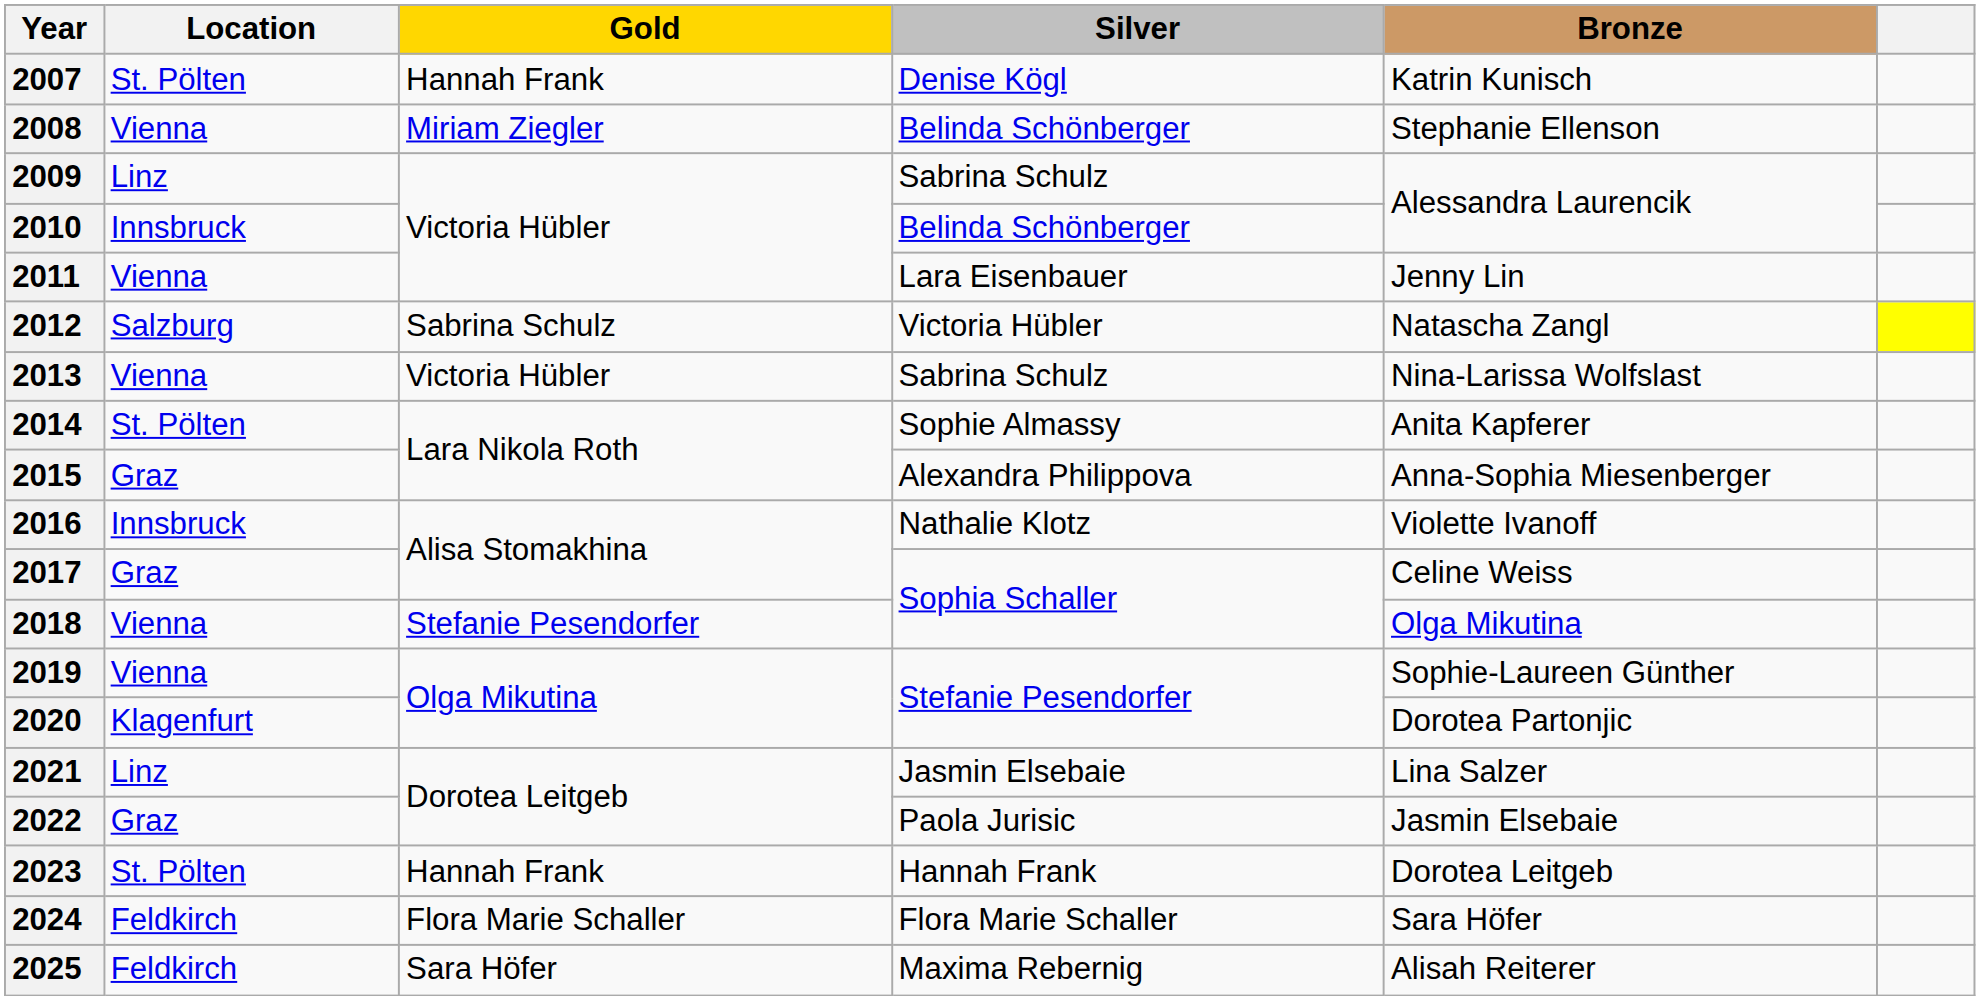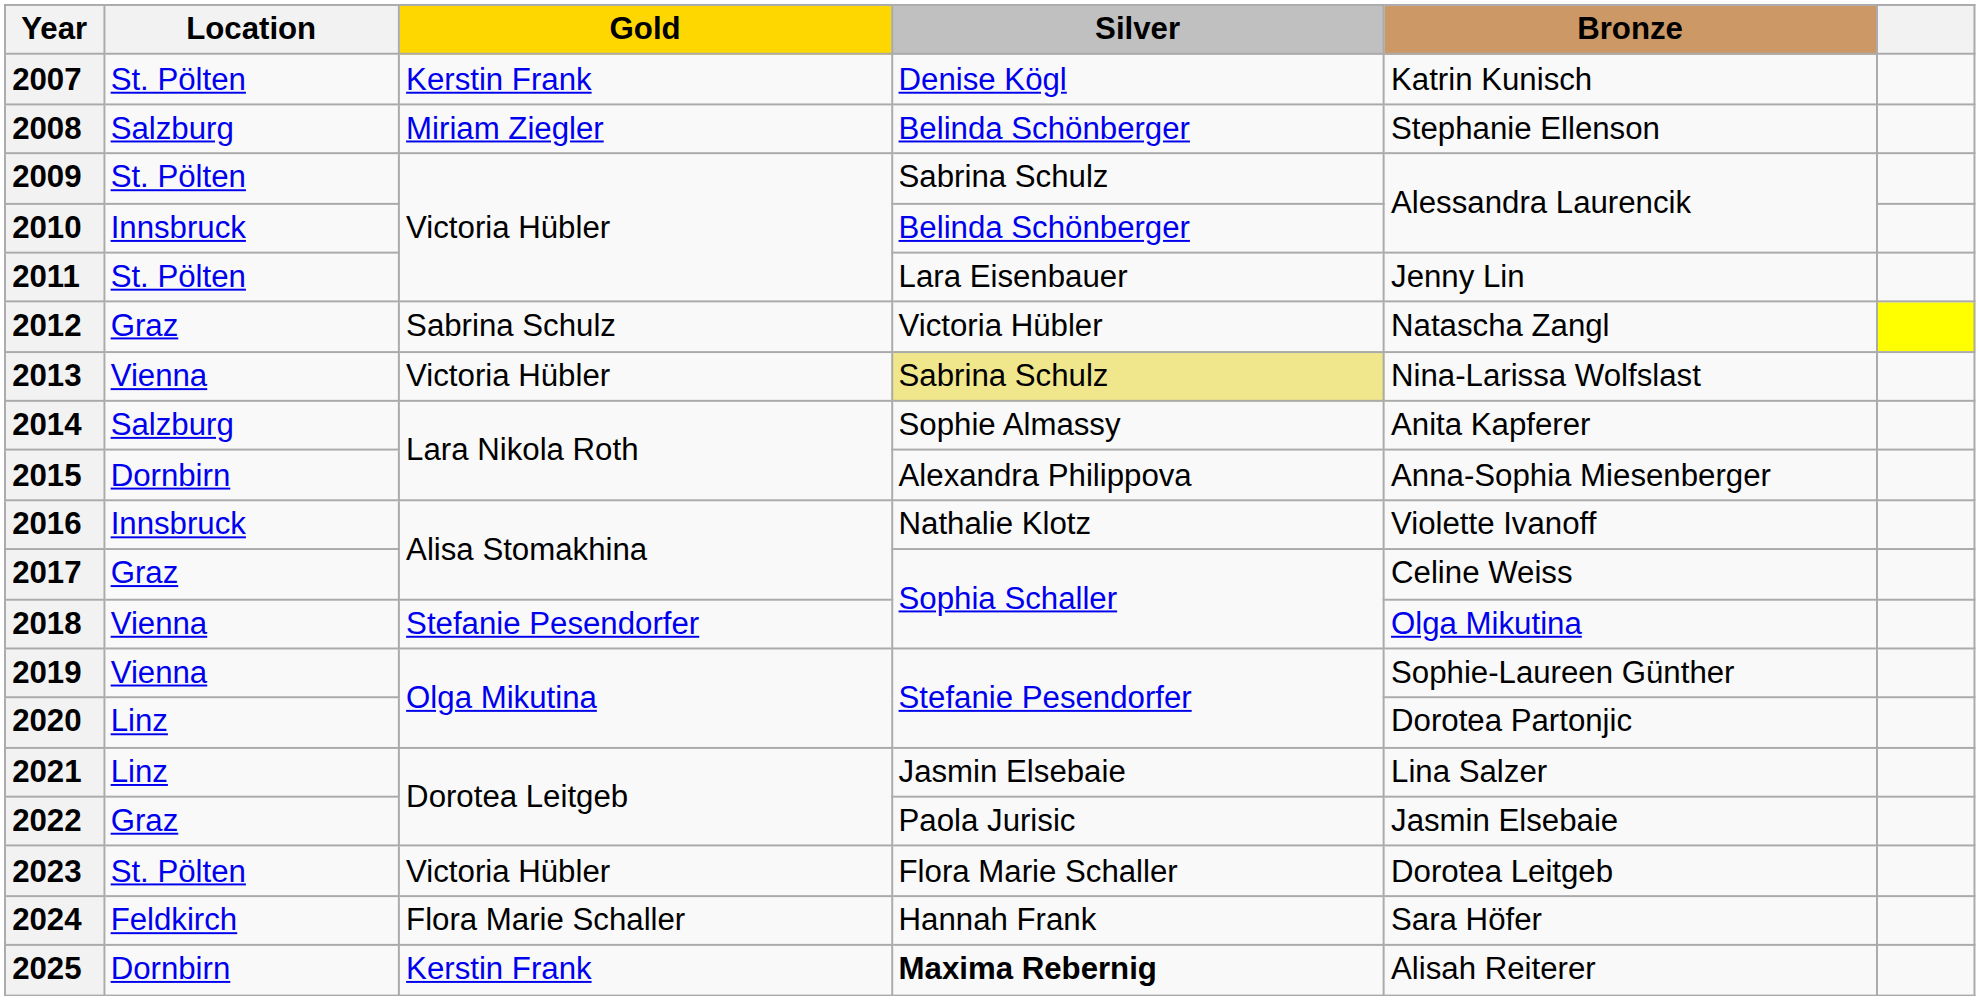(505, 78) Hannah Frank -> (499, 78) Kerstin Frank
(159, 128) Vienna -> (172, 128) Salzburg
(139, 177) Linz -> (178, 177) St. Pölten
(159, 276) Vienna -> (178, 276) St. Pölten
(172, 326) Salzburg -> (144, 326) Graz
(1003, 375) no background -> (1003, 375) khaki background
(178, 425) St. Pölten -> (172, 425) Salzburg
(144, 474) Graz -> (170, 474) Dornbirn
(182, 721) Klagenfurt -> (139, 721) Linz
(505, 870) Hannah Frank -> (508, 870) Victoria Hübler
(997, 870) Hannah Frank -> (1038, 870) Flora Marie Schaller
(1038, 919) Flora Marie Schaller -> (997, 919) Hannah Frank
(174, 969) Feldkirch -> (170, 969) Dornbirn
(482, 969) Sara Höfer -> (499, 969) Kerstin Frank
(1021, 969) normal -> (1028, 969) bold
